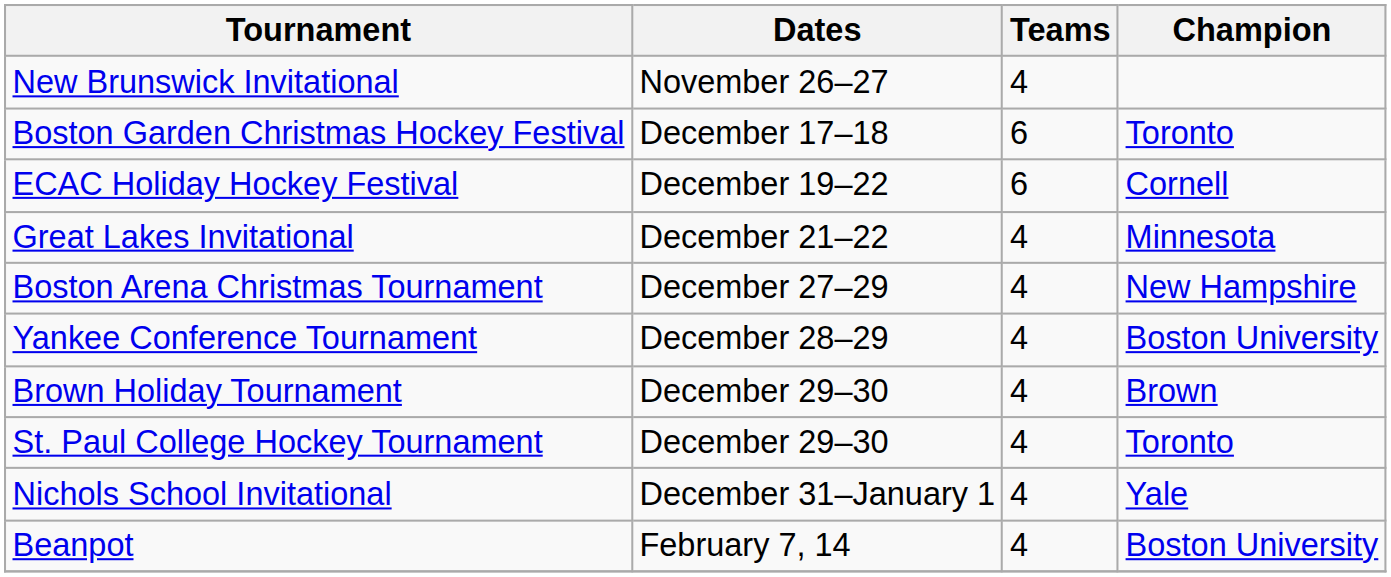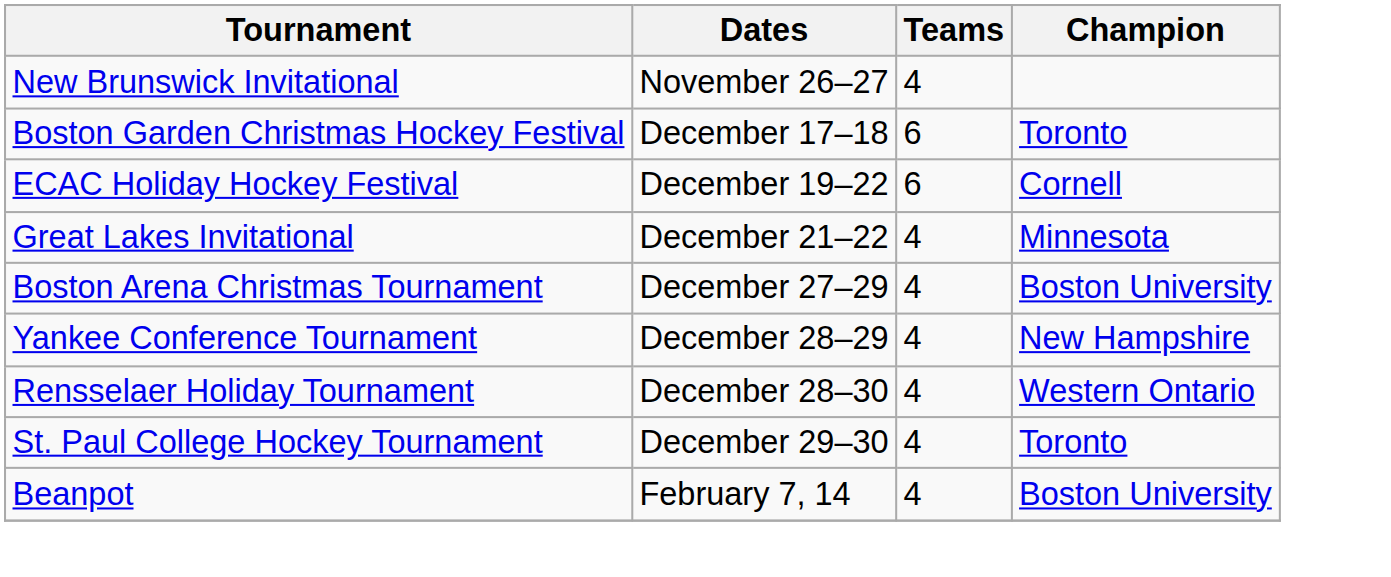(1241, 287) New Hampshire -> (1145, 287) Boston University
(1252, 339) Boston University -> (1135, 339) New Hampshire
+ row: (243, 390)
- row: (207, 390)
- row: (202, 493)
